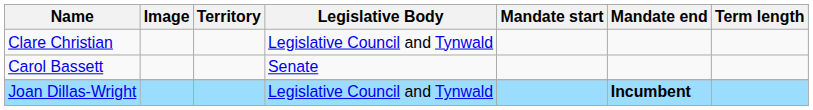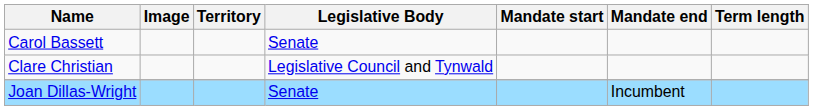rows swapped: (56, 67) <-> (61, 42)
(381, 92) Legislative Council and Tynwald -> (293, 92) Senate
(651, 92) bold -> (648, 92) normal
